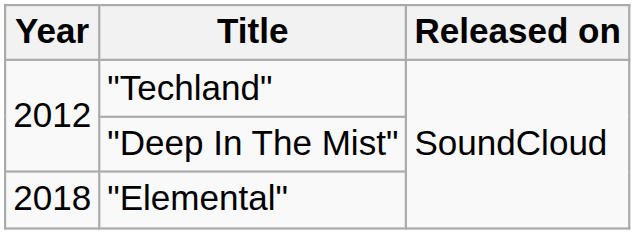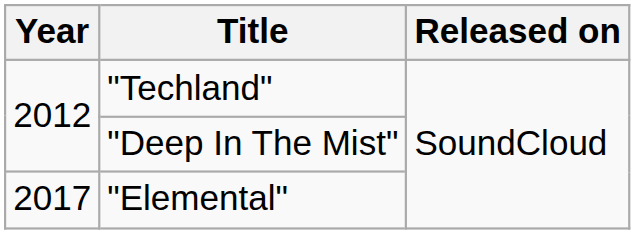(52, 198) 2018 -> (52, 198) 2017
